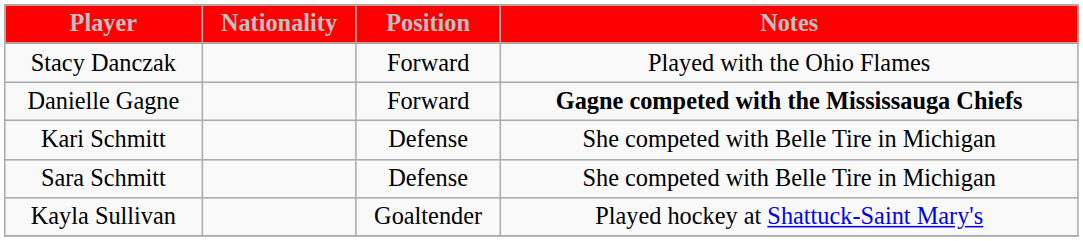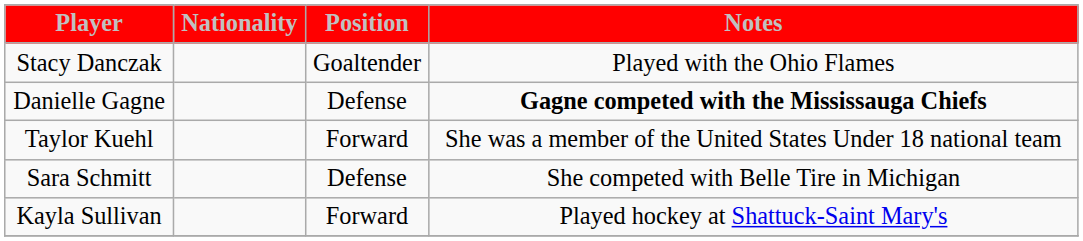(428, 62) Forward -> (367, 62) Goaltender
(428, 100) Forward -> (367, 100) Defense
+ row: (89, 139)
- row: (103, 139)
(428, 216) Goaltender -> (367, 216) Forward
